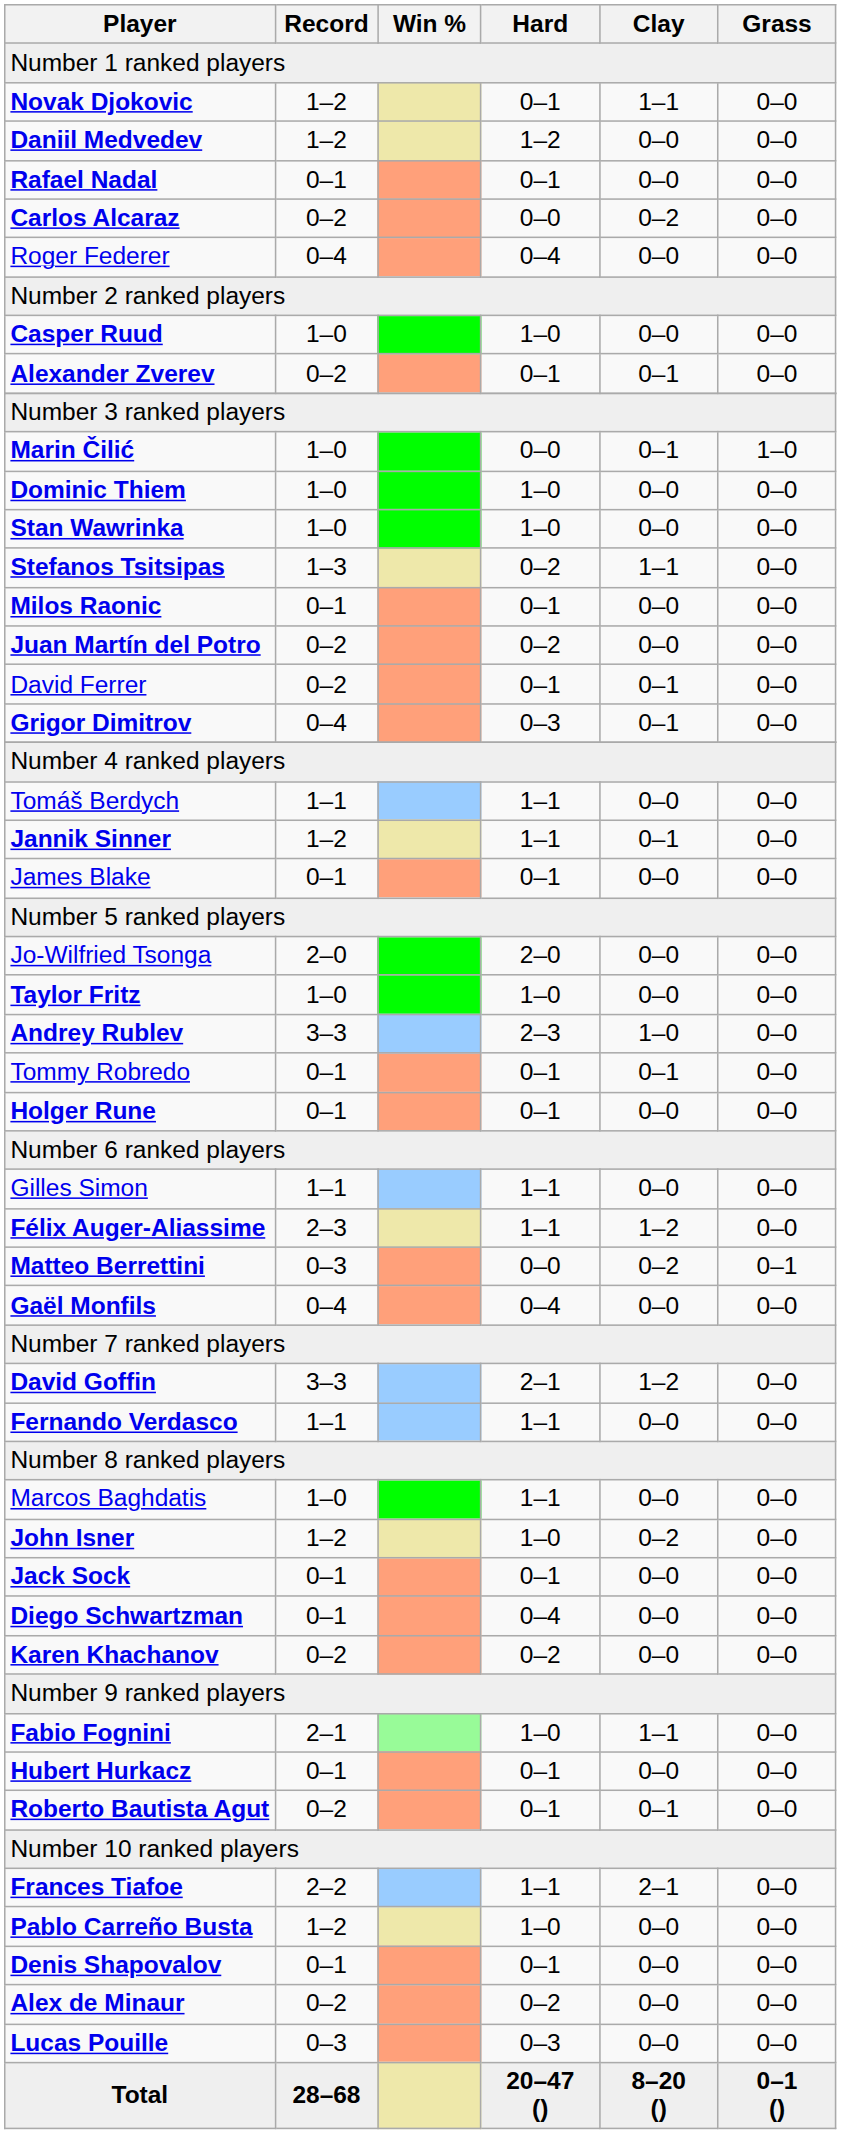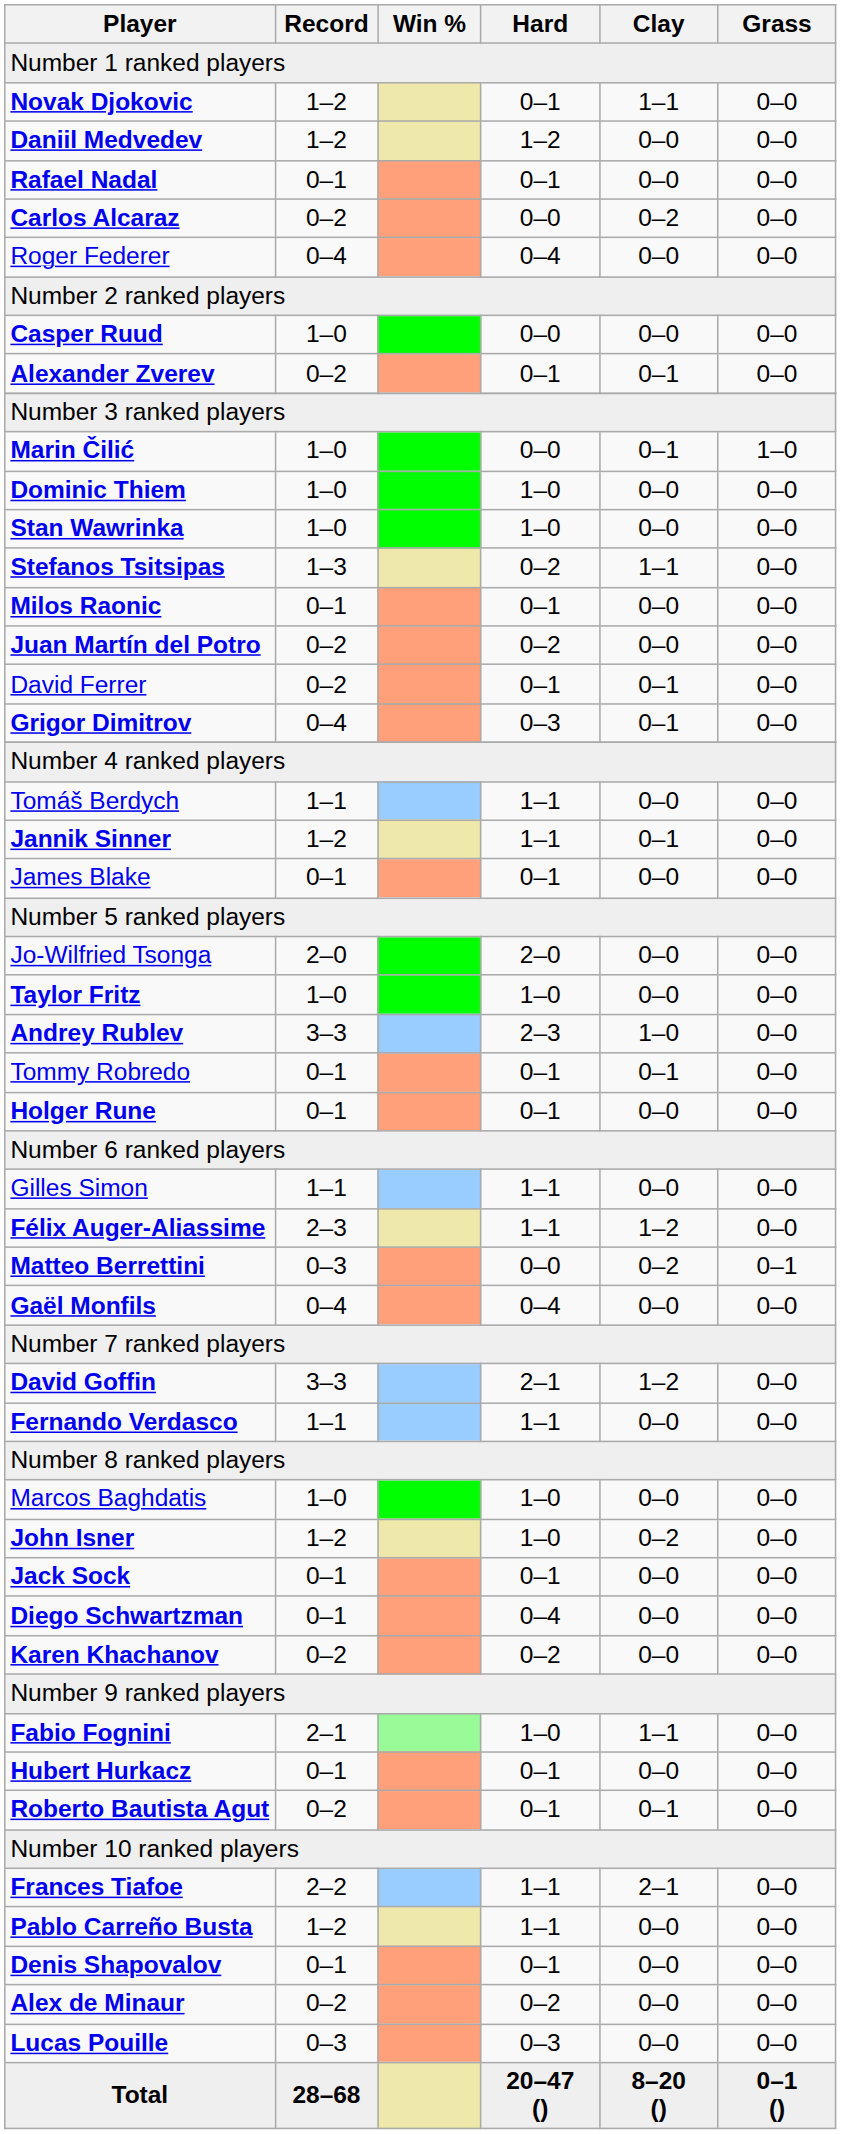(540, 334) 1–0 -> (540, 334) 0–0
(540, 1499) 1–1 -> (540, 1499) 1–0
(540, 1926) 1–0 -> (540, 1926) 1–1
